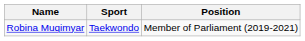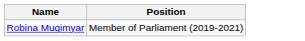- column: (114, 12)
